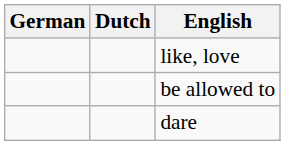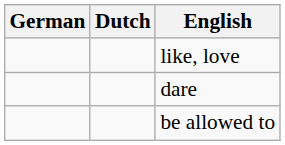rows swapped: (218, 88) <-> (179, 122)
